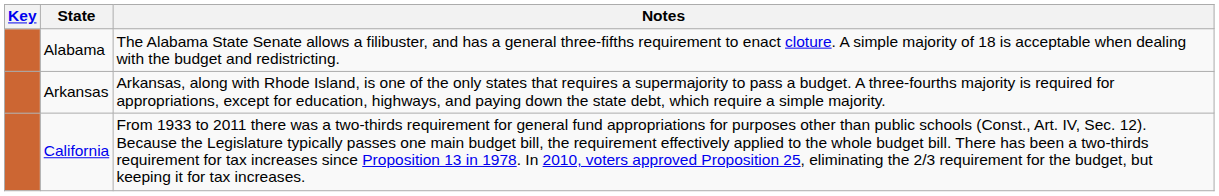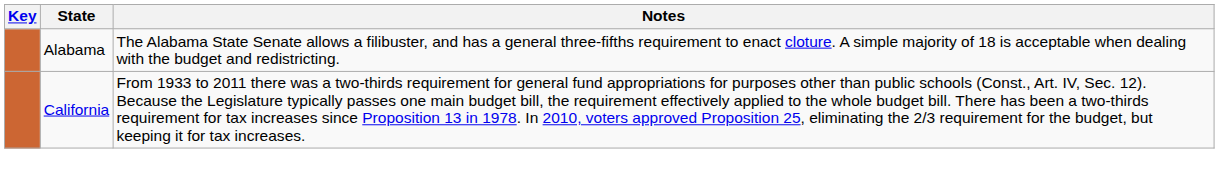- row: (76, 92)
